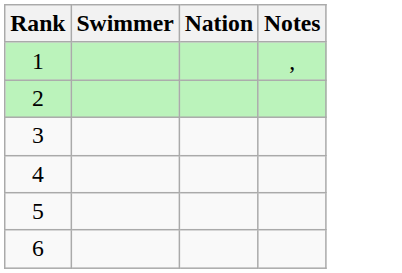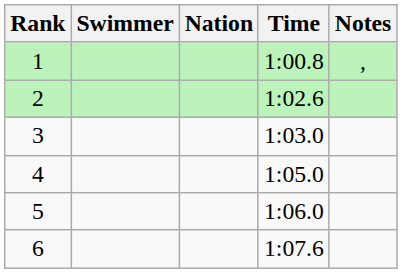+ column: (294, 23)
